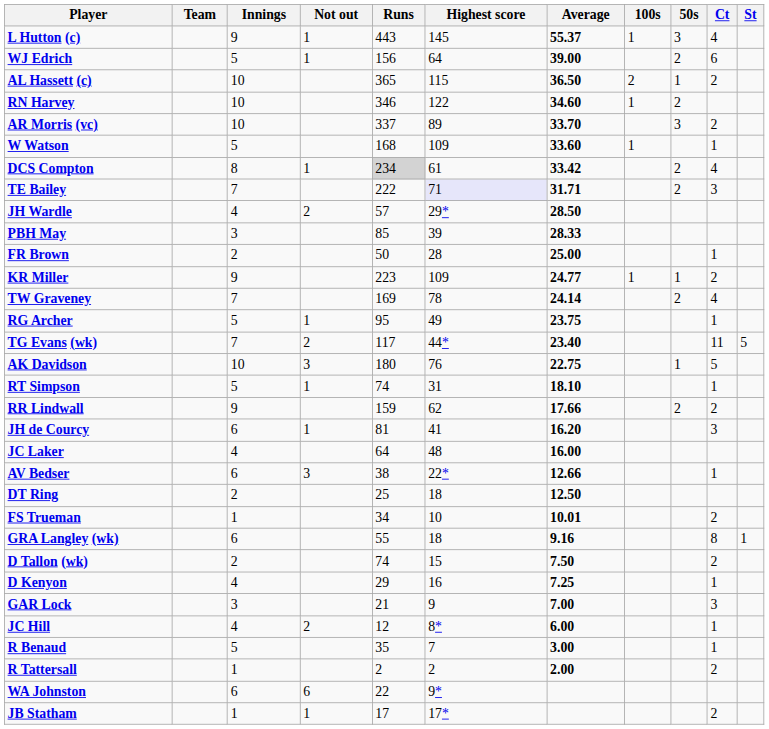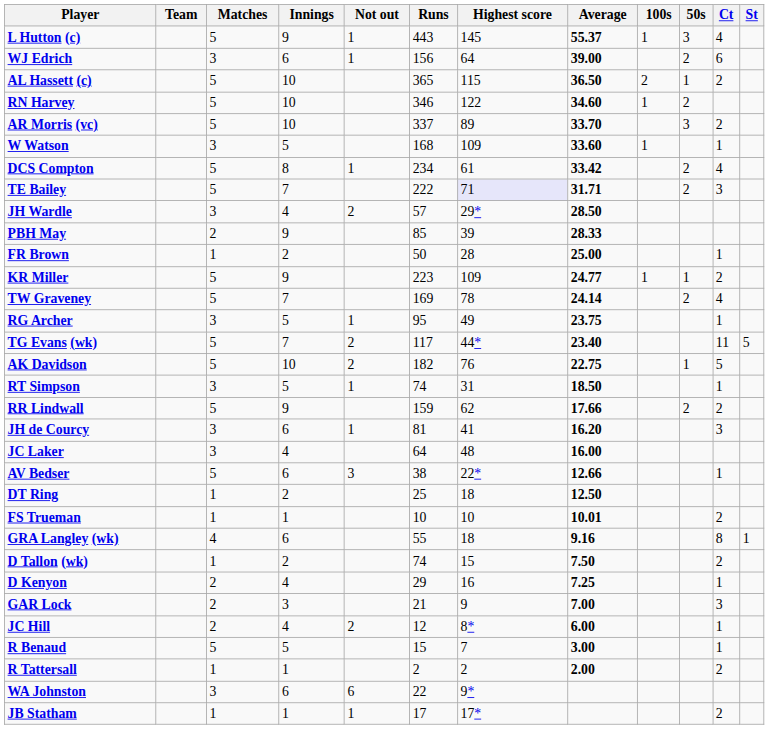+ column: (243, 15)
(234, 59) 5 -> (285, 59) 6
(386, 168) lightgrey background -> (423, 168) no background
(234, 233) 3 -> (285, 233) 9
(307, 364) 3 -> (351, 364) 2
(386, 364) 180 -> (423, 364) 182
(566, 386) 18.10 -> (586, 386) 18.50
(382, 517) 34 -> (420, 517) 10
(382, 648) 35 -> (420, 648) 15
